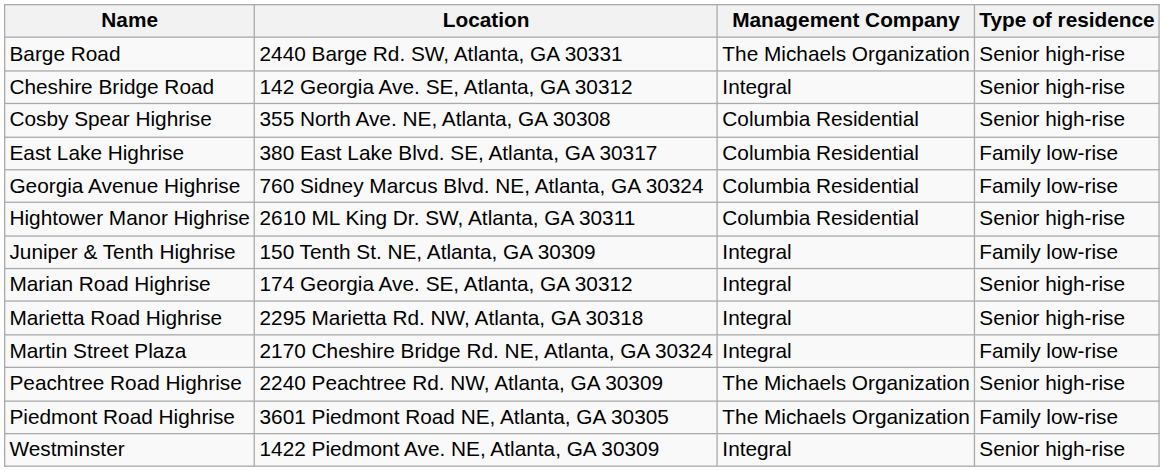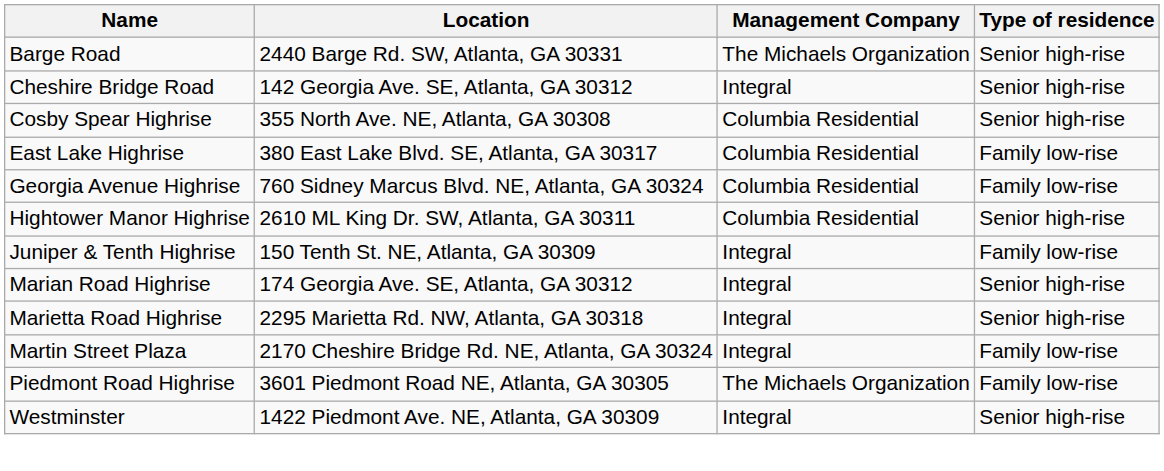- row: (126, 383)
